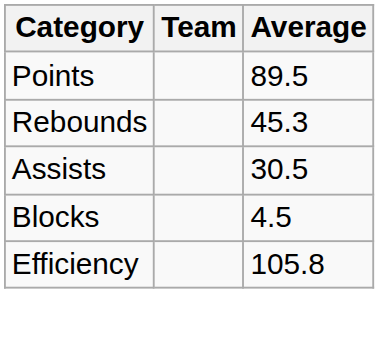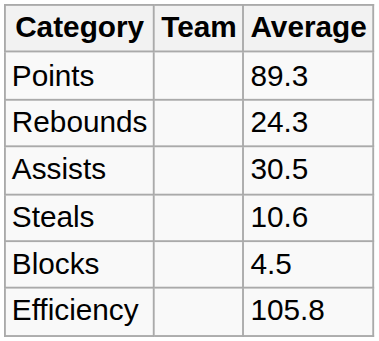(279, 75) 89.5 -> (279, 75) 89.3
(279, 122) 45.3 -> (279, 122) 24.3
+ row: (53, 216)
